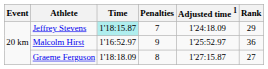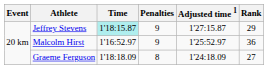(157, 28) 7 -> (157, 28) 9
(208, 28) 1'24:18.09 -> (208, 28) 1'27:15.87
(208, 57) 1'27:15.87 -> (208, 57) 1'24:18.09
